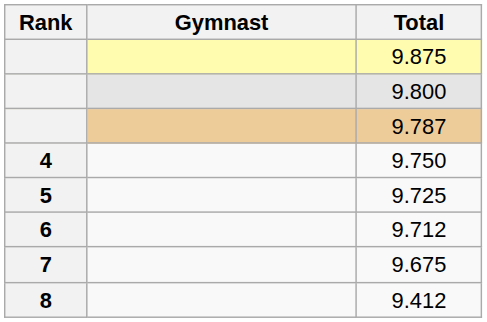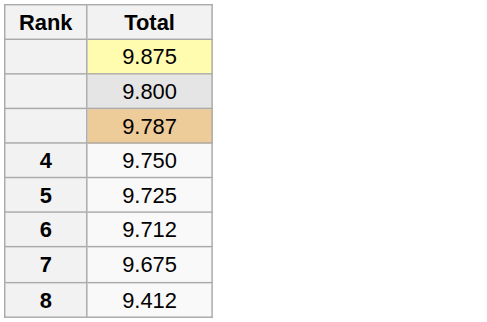- column: (222, 22)
